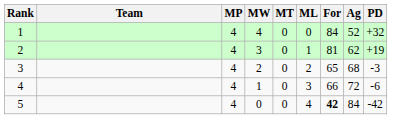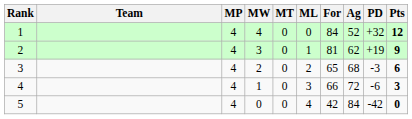+ column: (397, 13)
(332, 104) bold -> (332, 104) normal
